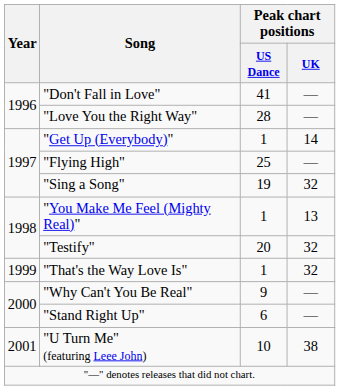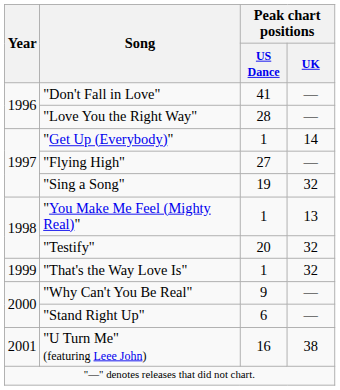(264, 162) 25 -> (264, 162) 27
(264, 346) 10 -> (264, 346) 16
